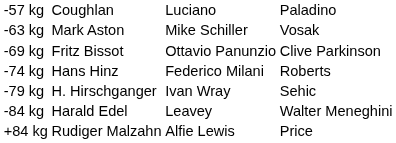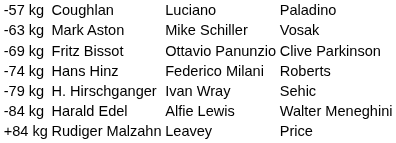(189, 111) Leavey -> (200, 111) Alfie Lewis
(200, 131) Alfie Lewis -> (189, 131) Leavey
